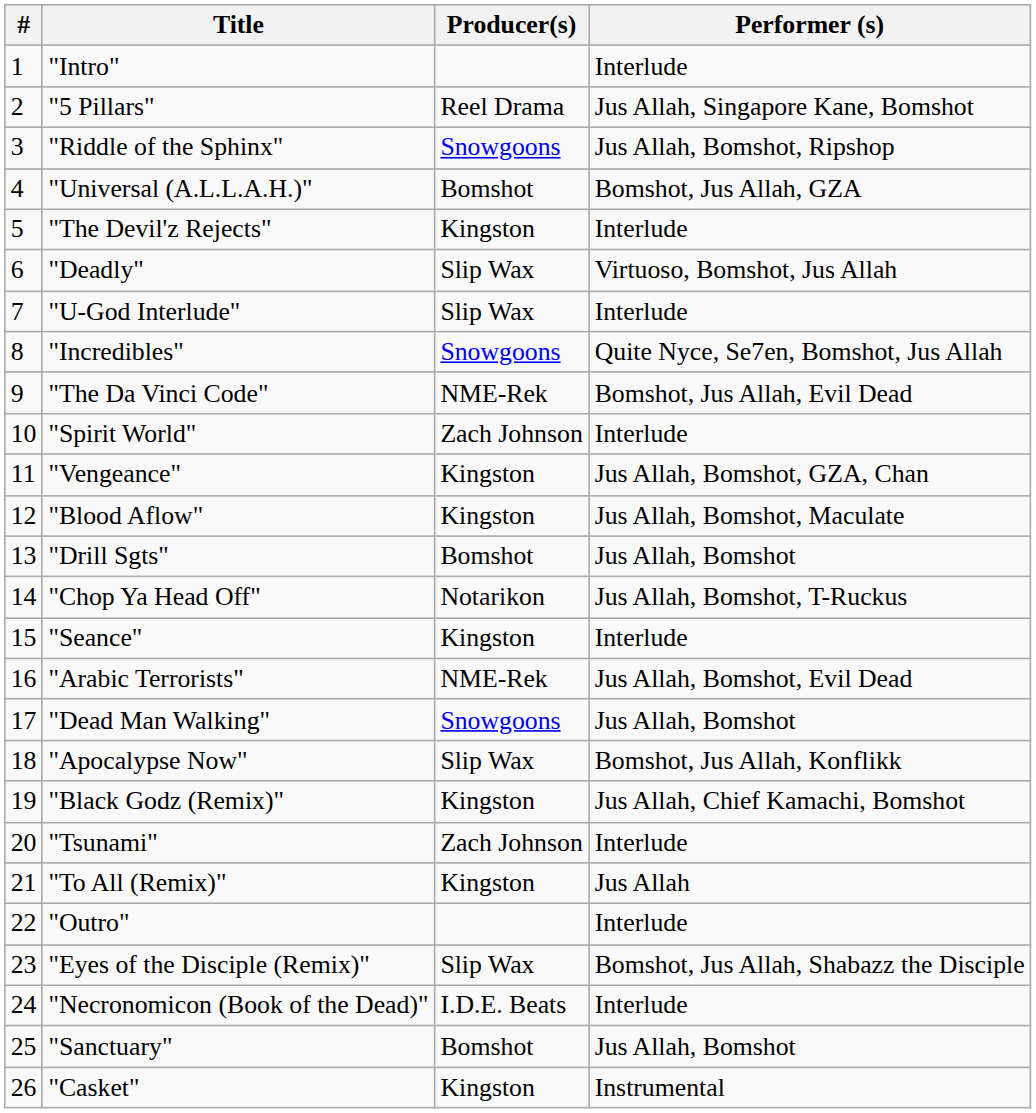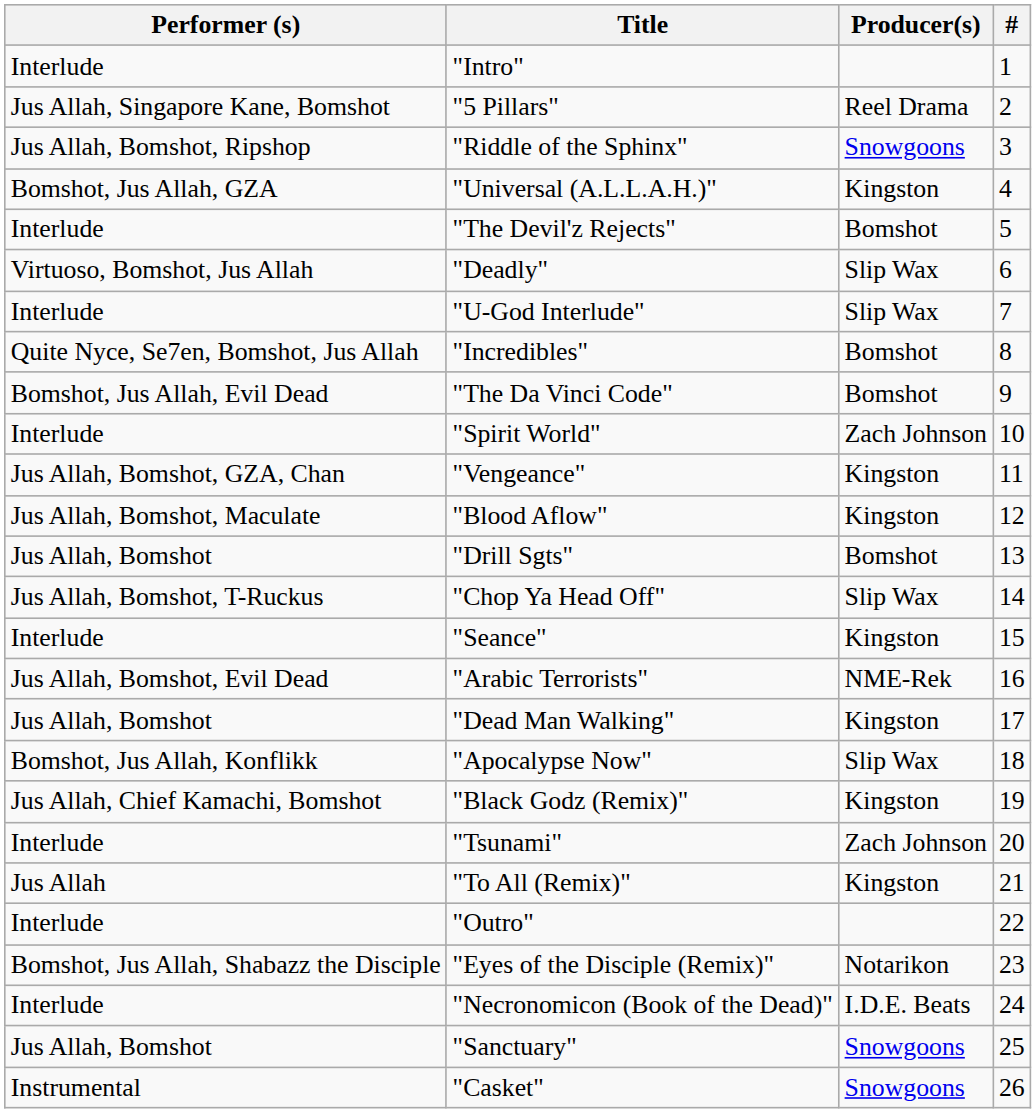columns swapped: (24, 24) <-> (810, 24)
(487, 188) Bomshot -> (892, 188) Kingston
(488, 229) Kingston -> (891, 229) Bomshot
(501, 351) Snowgoons -> (891, 351) Bomshot
(494, 392) NME-Rek -> (891, 392) Bomshot
(493, 596) Notarikon -> (892, 596) Slip Wax
(501, 719) Snowgoons -> (892, 719) Kingston
(487, 964) Slip Wax -> (897, 964) Notarikon
(487, 1046) Bomshot -> (905, 1046) Snowgoons
(488, 1087) Kingston -> (905, 1087) Snowgoons
